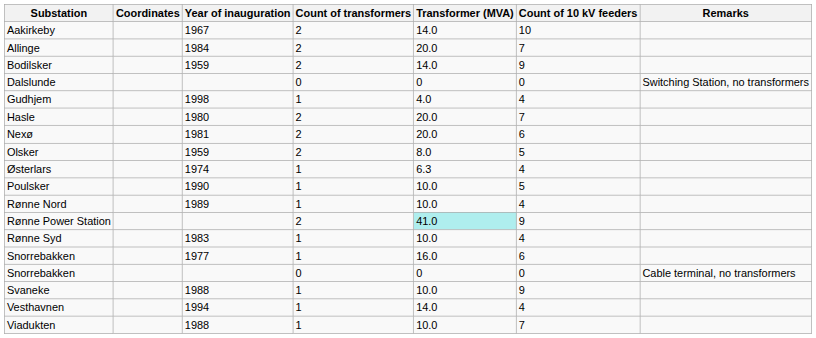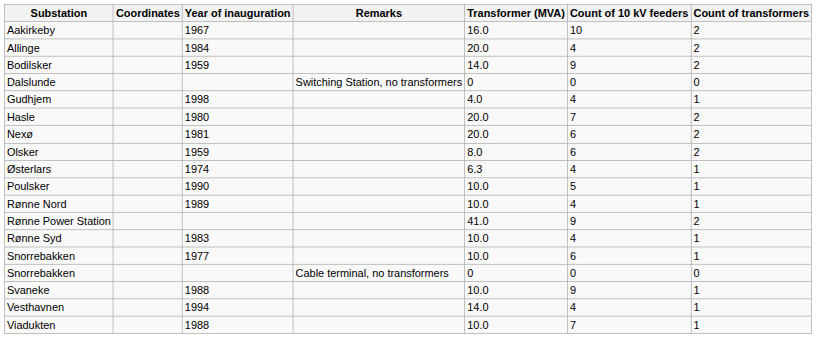columns swapped: (353, 13) <-> (726, 13)
(427, 31) 14.0 -> (478, 31) 16.0
(522, 48) 7 -> (573, 48) 4
(522, 152) 5 -> (573, 152) 6
(427, 221) paleturquoise background -> (478, 221) no background
(427, 256) 16.0 -> (478, 256) 10.0
